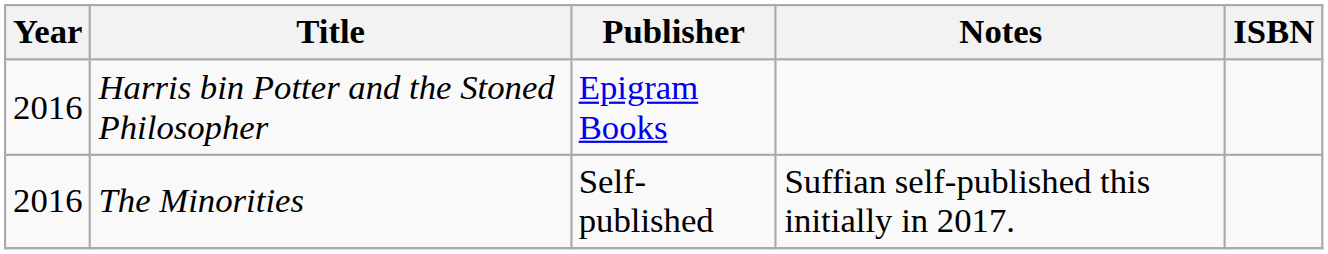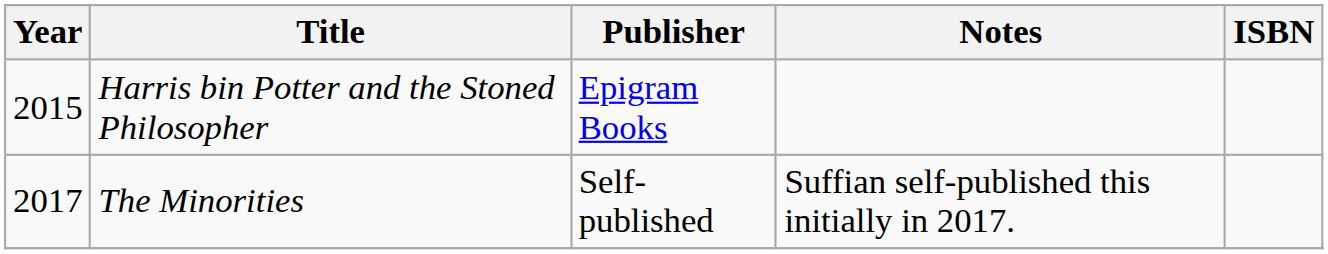(48, 106) 2016 -> (48, 106) 2015
(48, 200) 2016 -> (48, 200) 2017
